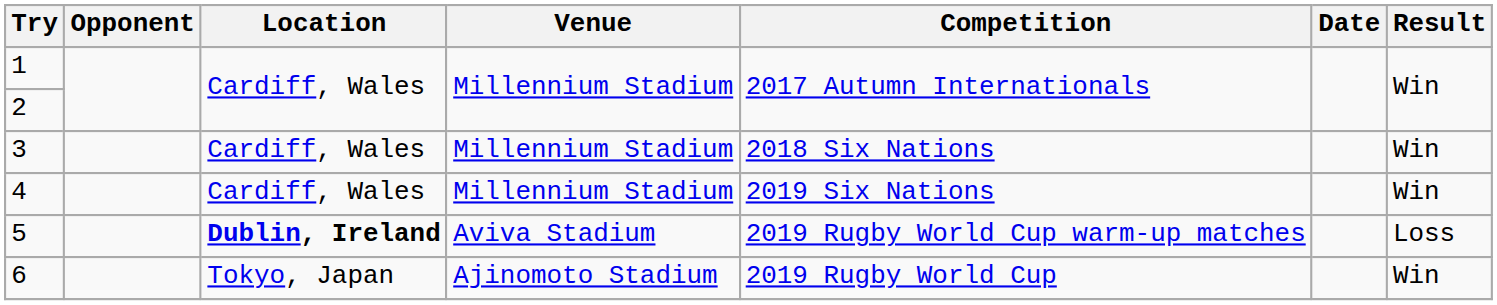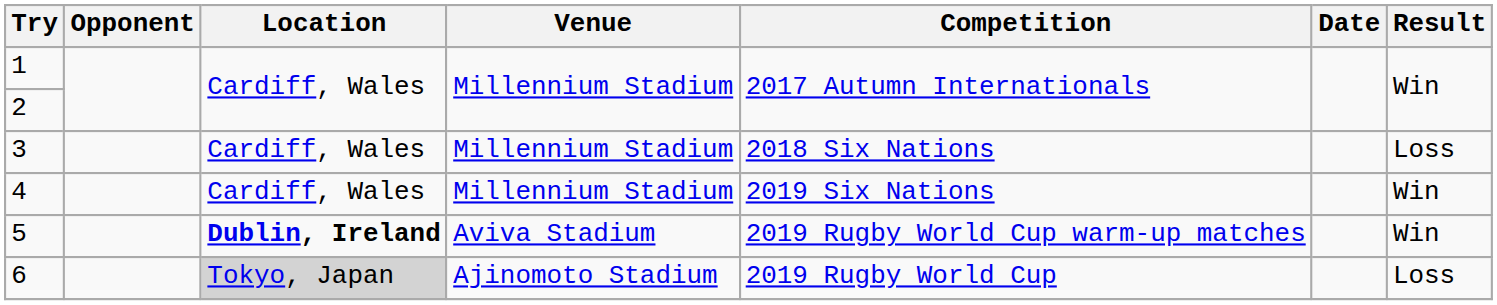(1416, 152) Win -> (1424, 152) Loss
(1424, 236) Loss -> (1416, 236) Win
(301, 278) no background -> (301, 278) lightgrey background
(1416, 278) Win -> (1424, 278) Loss
